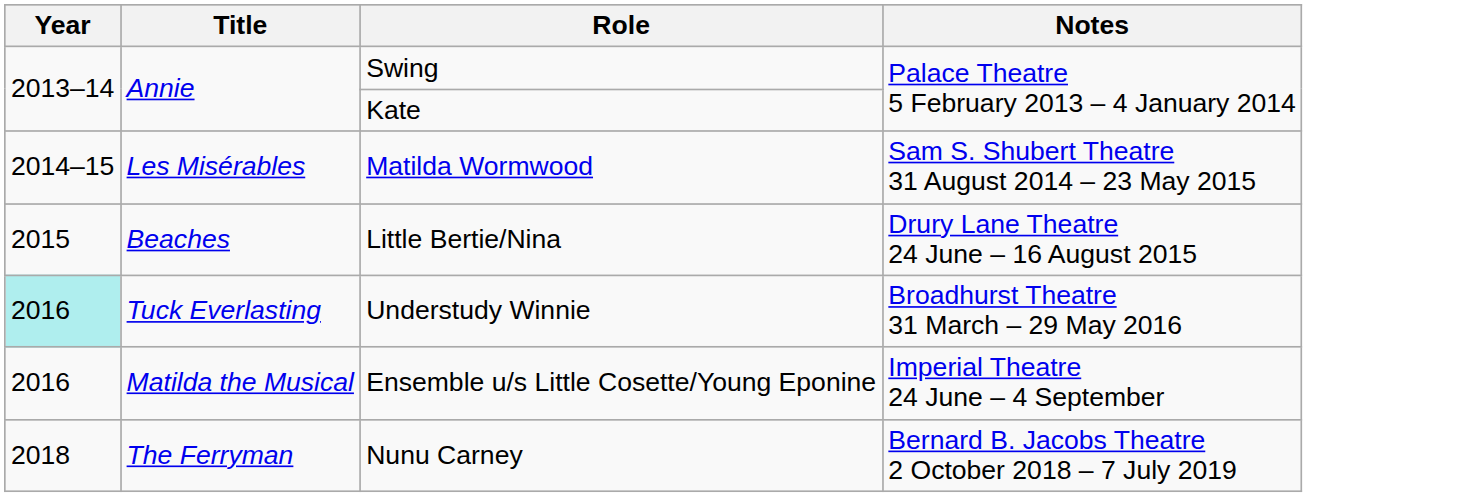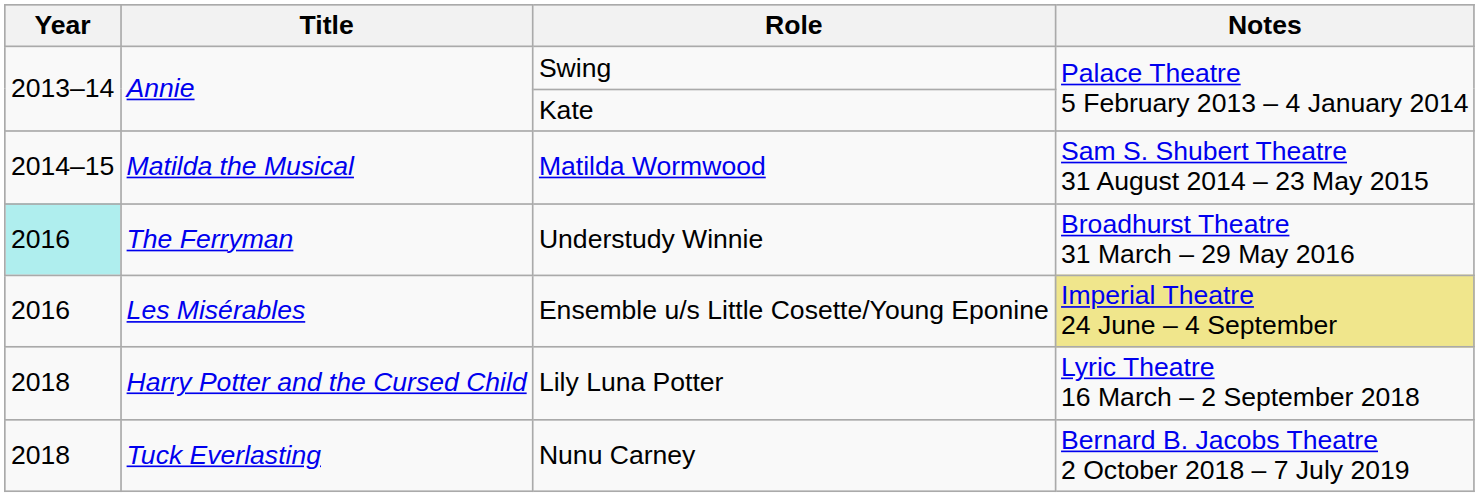(216, 166) Les Misérables -> (240, 166) Matilda the Musical
- row: (464, 238)
(224, 310) Tuck Everlasting -> (210, 238) The Ferryman
(240, 382) Matilda the Musical -> (216, 310) Les Misérables
(1026, 382) no background -> (1199, 310) khaki background
+ row: (631, 382)
(210, 454) The Ferryman -> (224, 454) Tuck Everlasting
